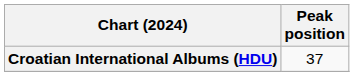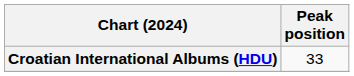(315, 58) 37 -> (315, 58) 33
